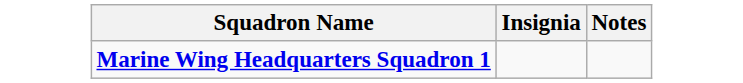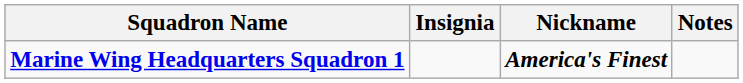+ column: (586, 22)
